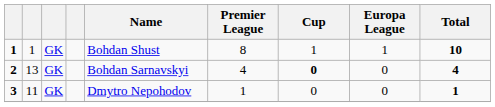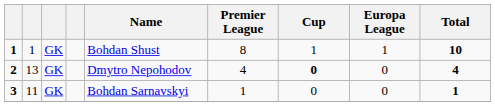(138, 70) Bohdan Sarnavskyi -> (139, 70) Dmytro Nepohodov
(139, 91) Dmytro Nepohodov -> (138, 91) Bohdan Sarnavskyi
